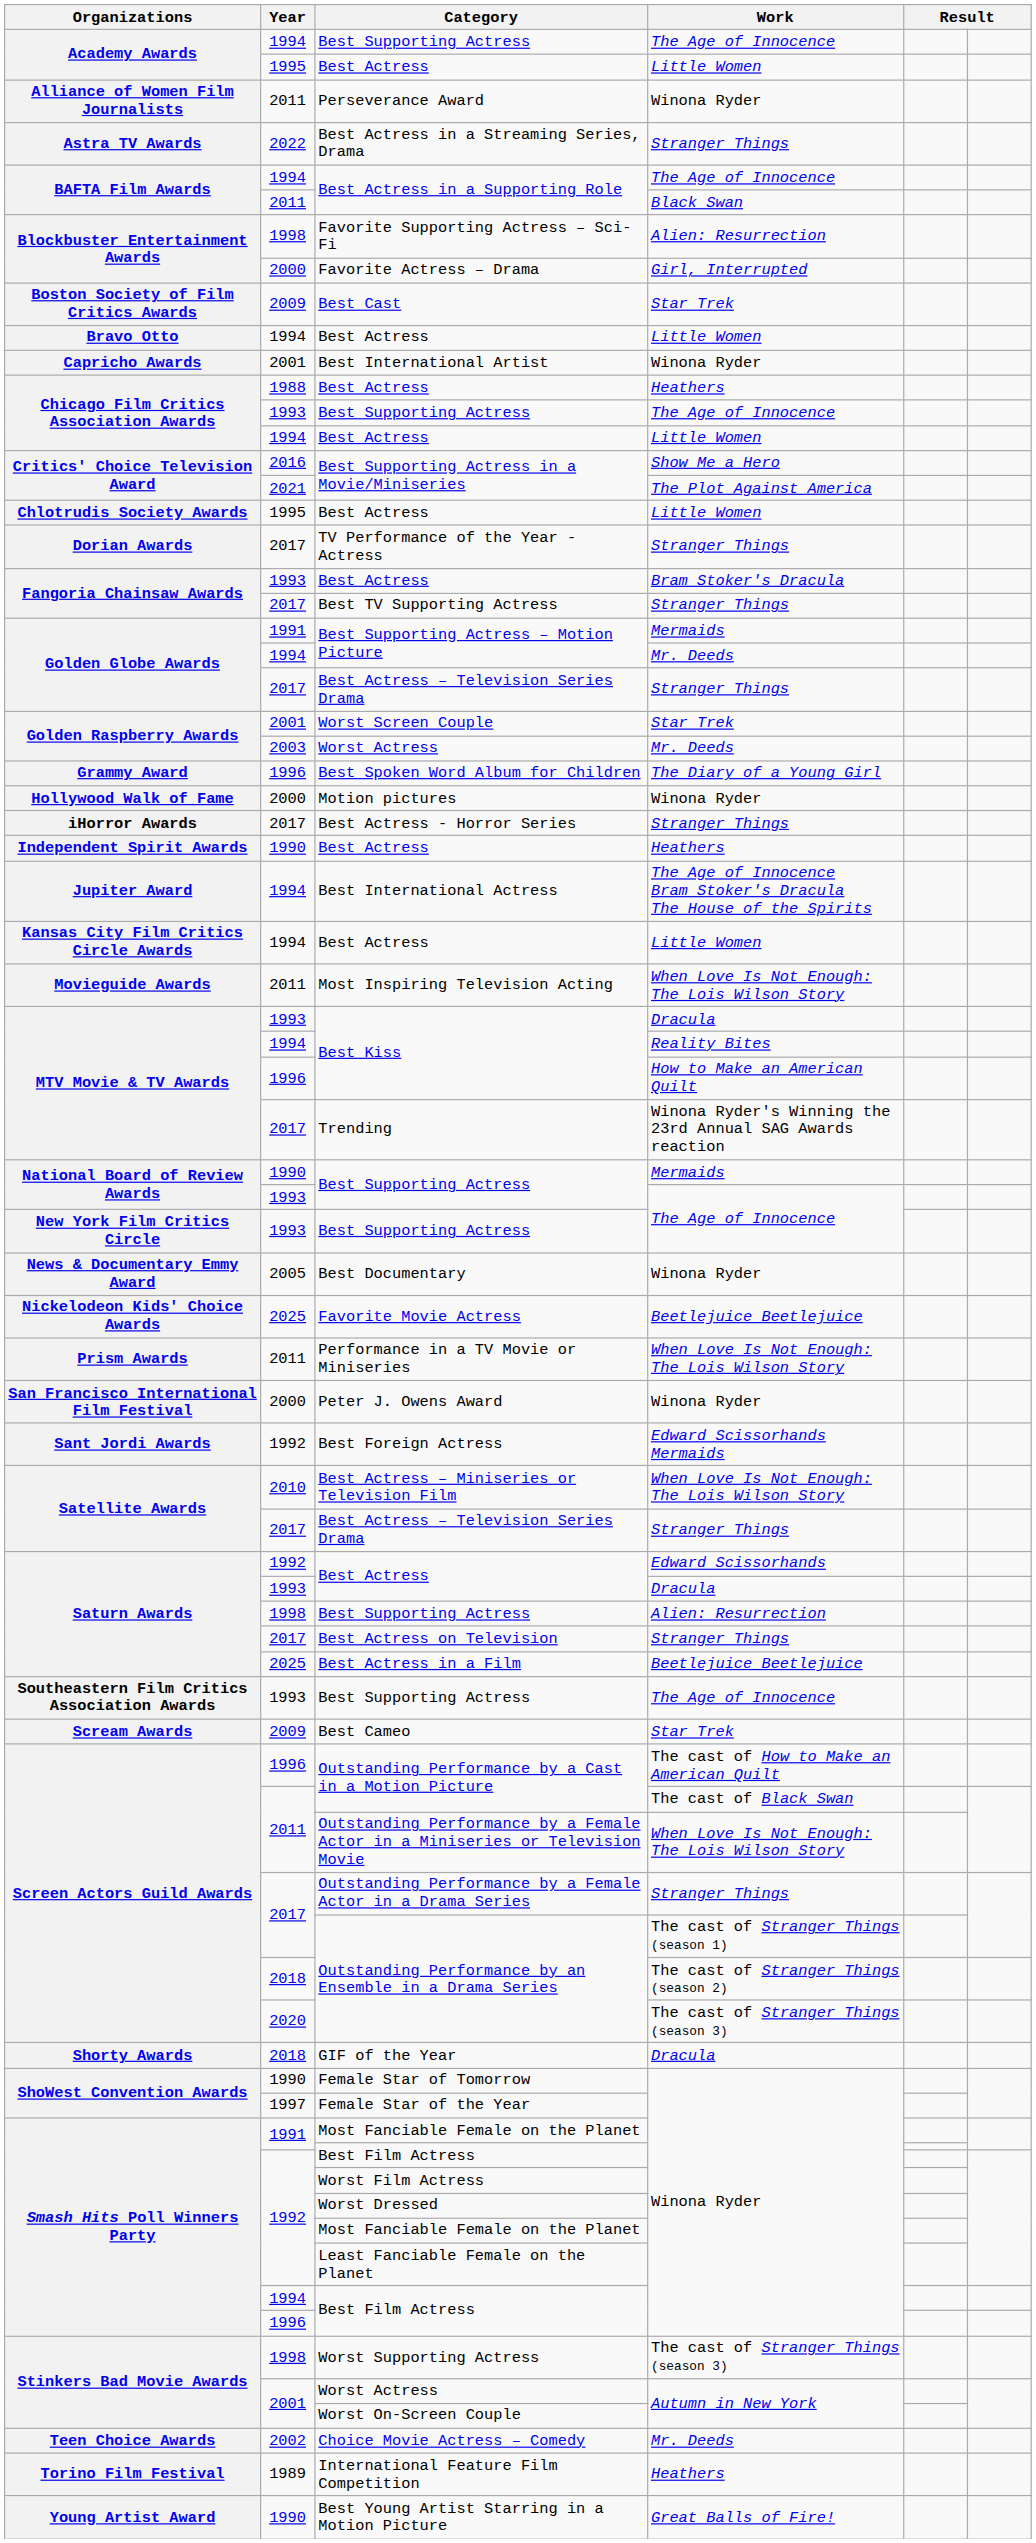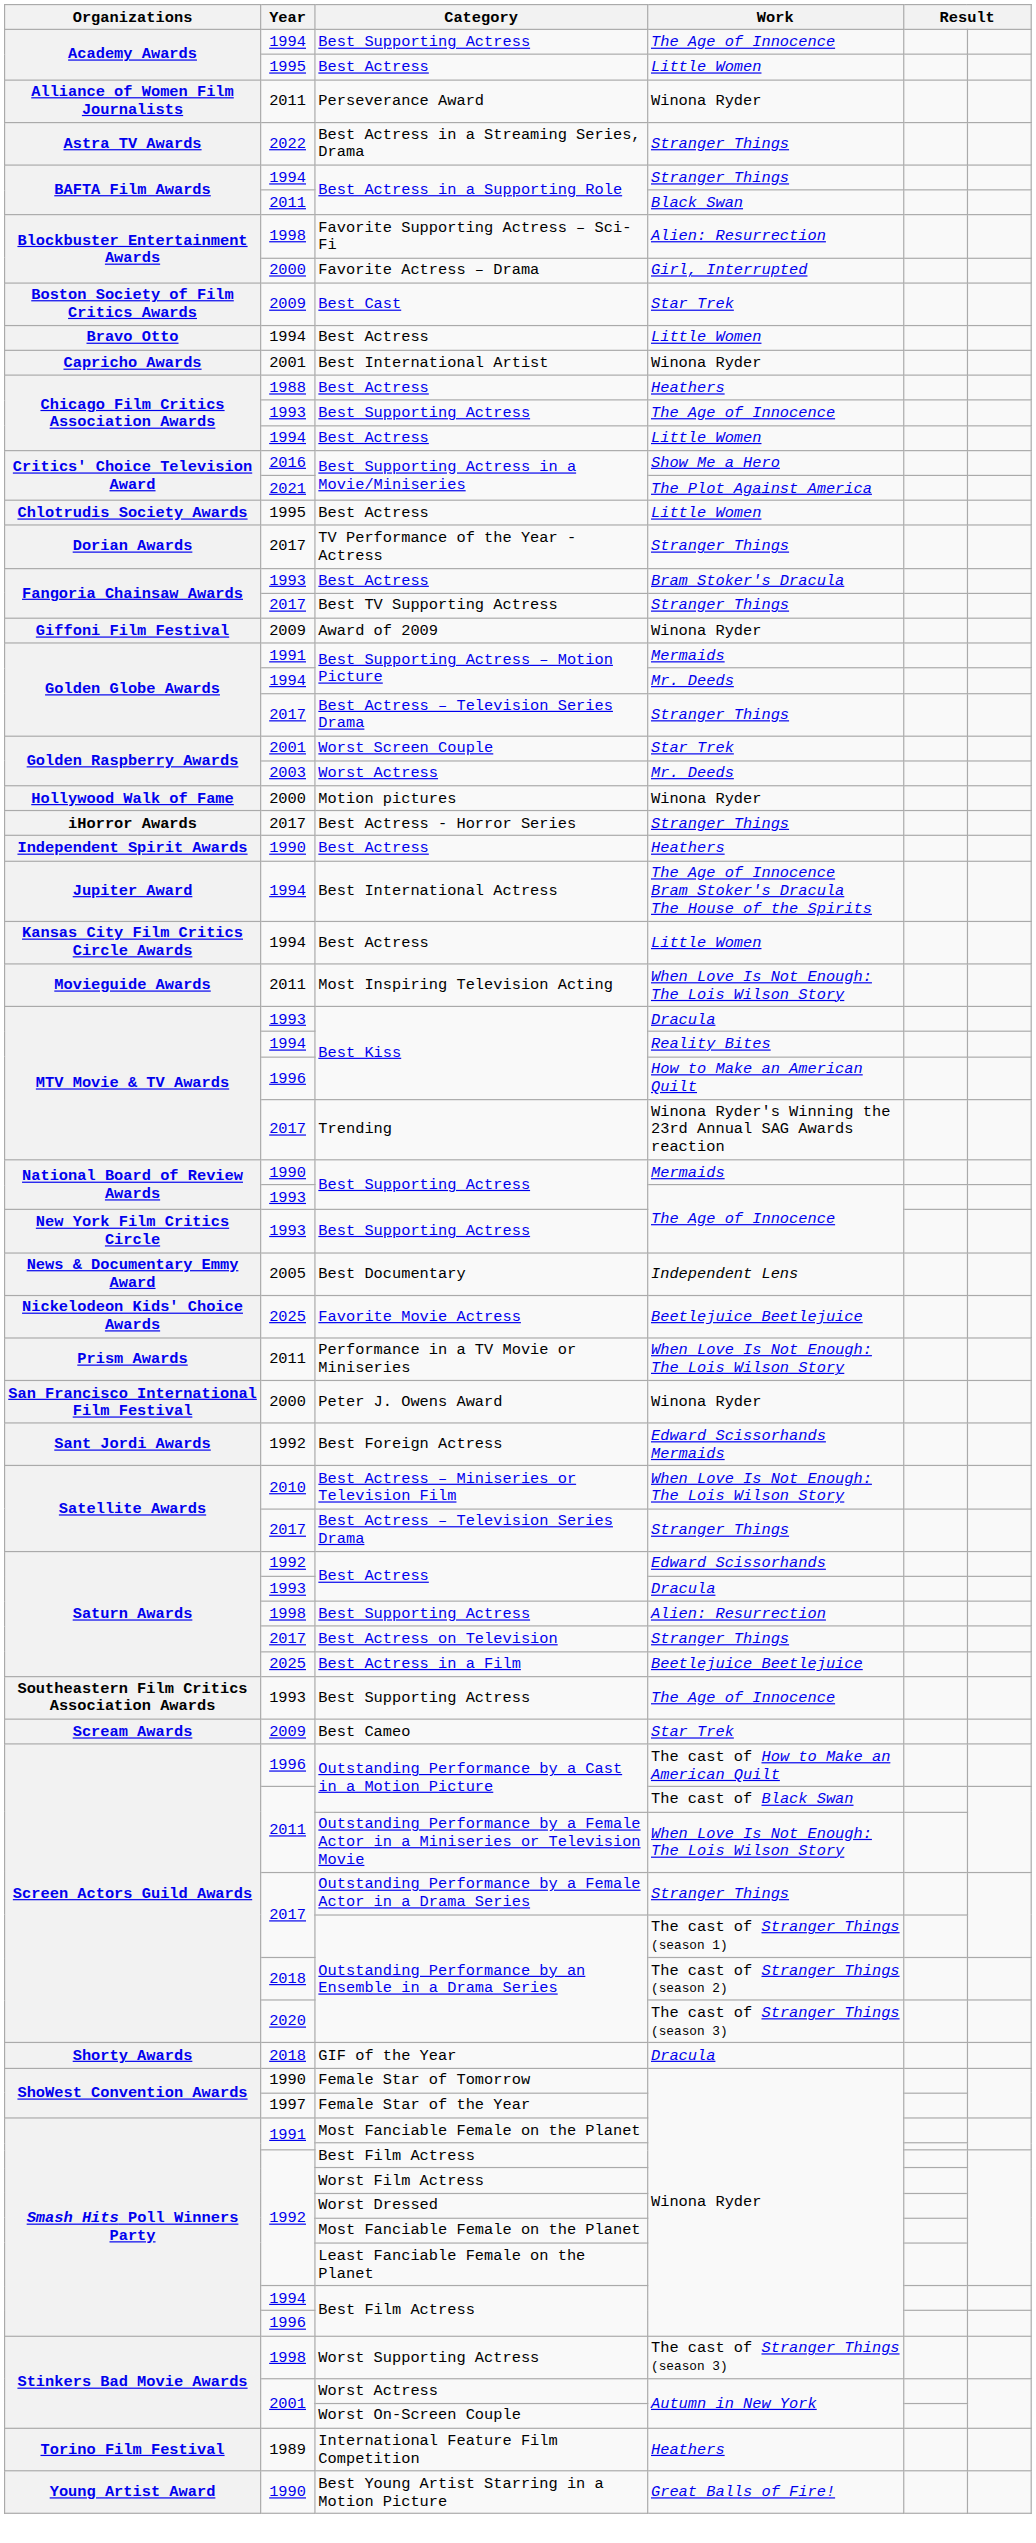(743, 177) The Age of Innocence -> (720, 177) Stranger Things
+ row: (288, 631)
- row: (288, 773)
(706, 1274) Winona Ryder -> (725, 1274) Independent Lens
- row: (288, 2441)
